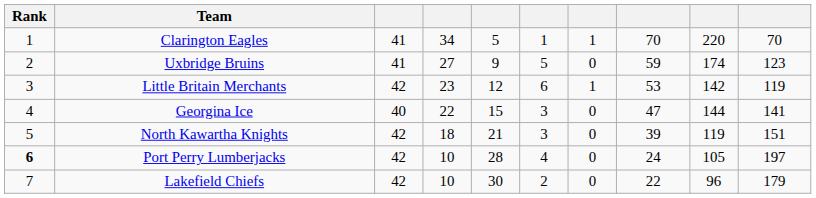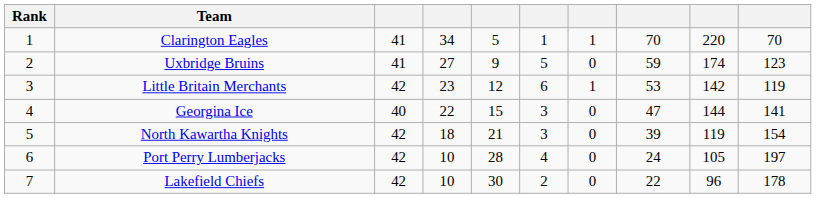(774, 134) 151 -> (774, 134) 154
(29, 157) bold -> (29, 157) normal
(774, 181) 179 -> (774, 181) 178
